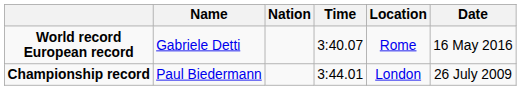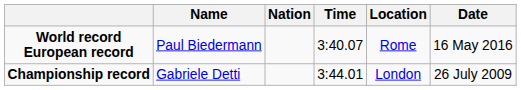(198, 44) Gabriele Detti -> (209, 44) Paul Biedermann
(209, 74) Paul Biedermann -> (198, 74) Gabriele Detti
